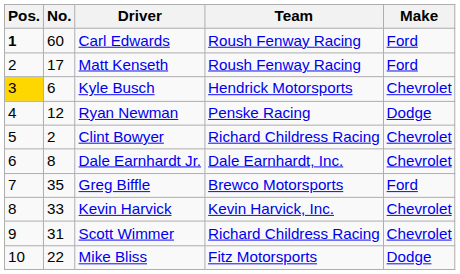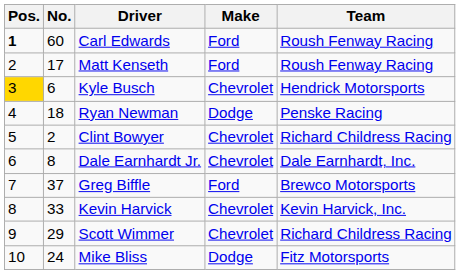columns swapped: (419, 16) <-> (294, 16)
(56, 112) 12 -> (56, 112) 18
(56, 185) 35 -> (56, 185) 37
(56, 233) 31 -> (56, 233) 29
(56, 257) 22 -> (56, 257) 24
